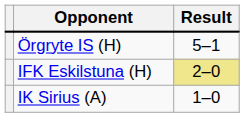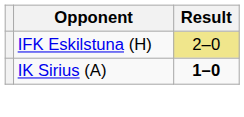- row: (69, 45)
(206, 98) normal -> (206, 71) bold
